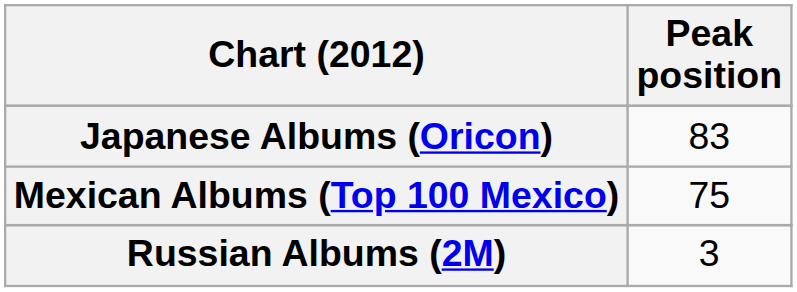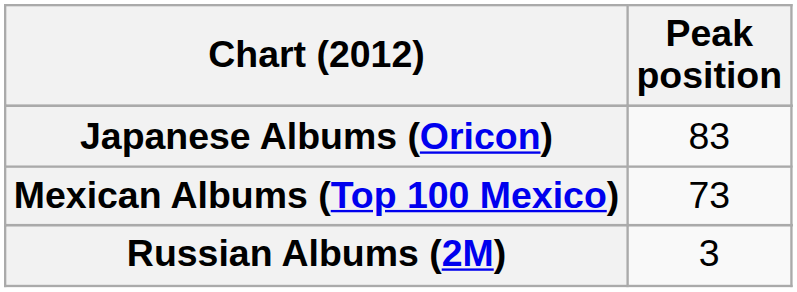(709, 195) 75 -> (709, 195) 73
